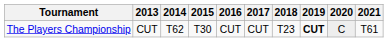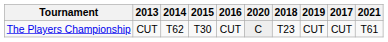columns swapped: (258, 13) <-> (342, 13)
(314, 29) bold -> (314, 29) normal
